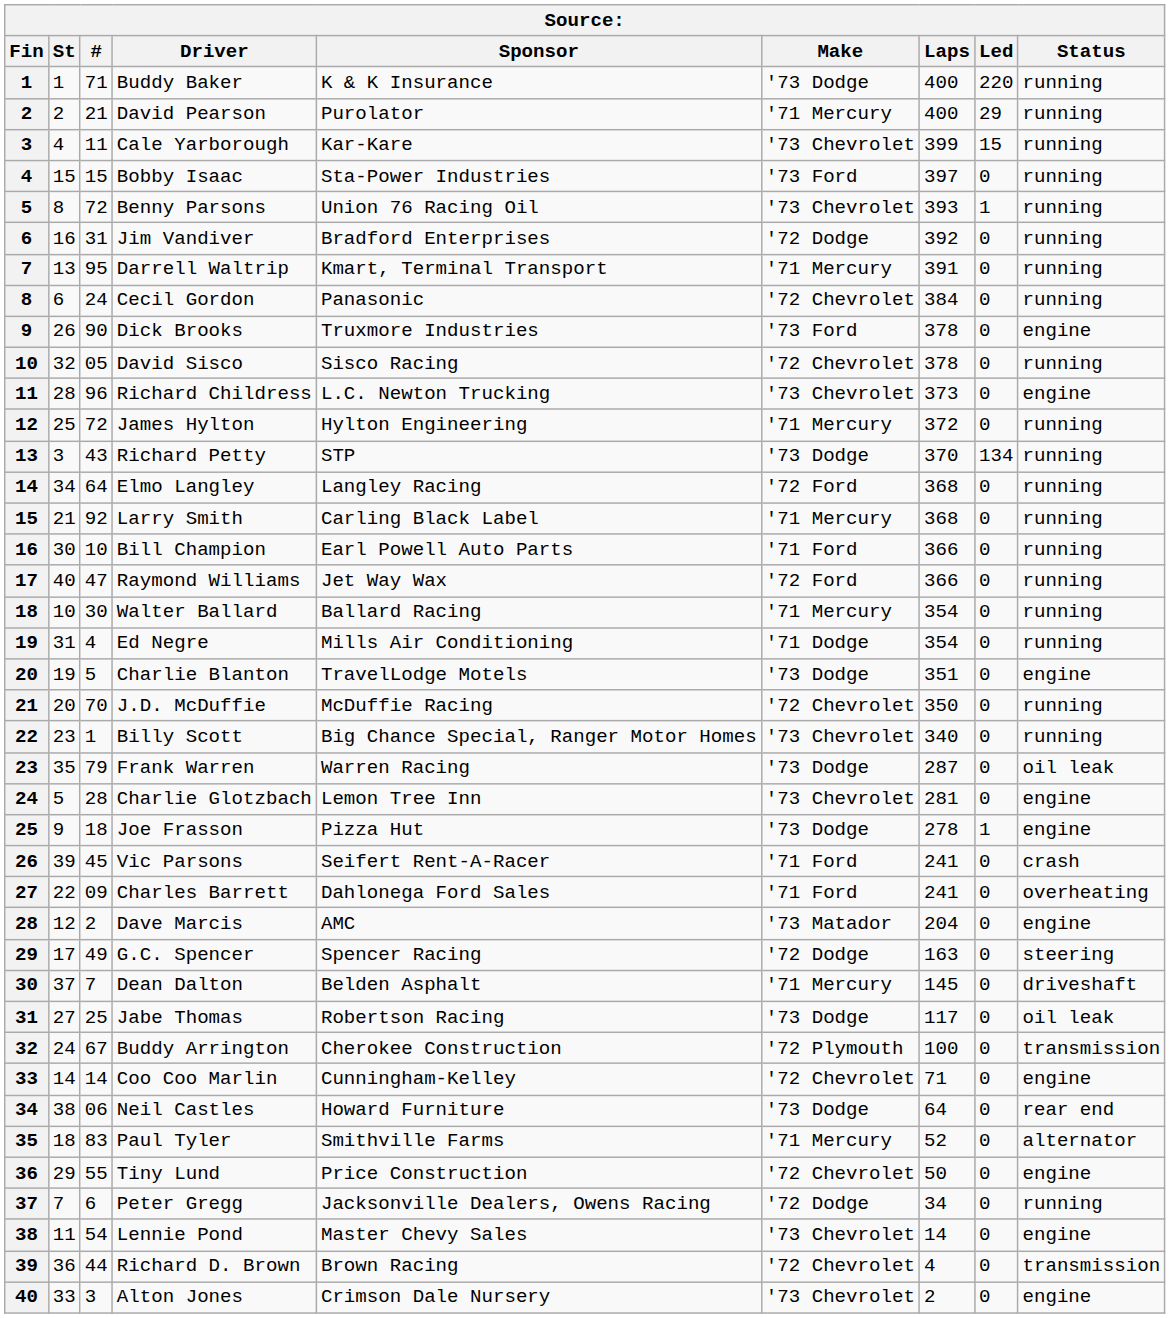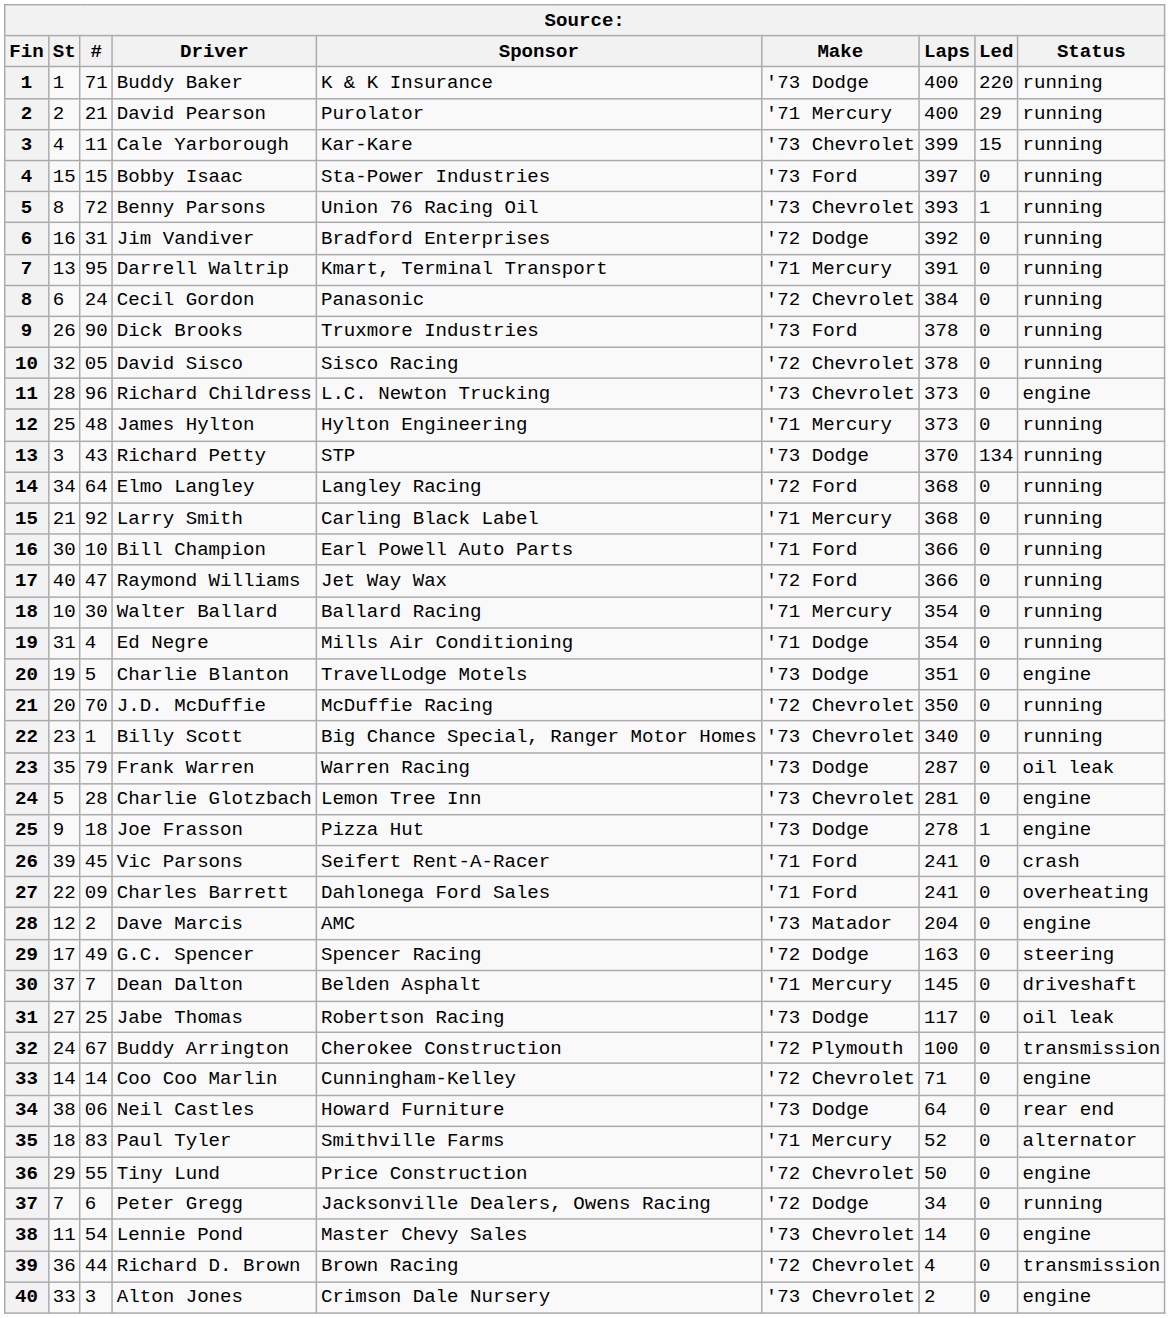(1057, 332) engine -> (1063, 332) running
(96, 425) 72 -> (96, 425) 48
(941, 425) 372 -> (941, 425) 373
